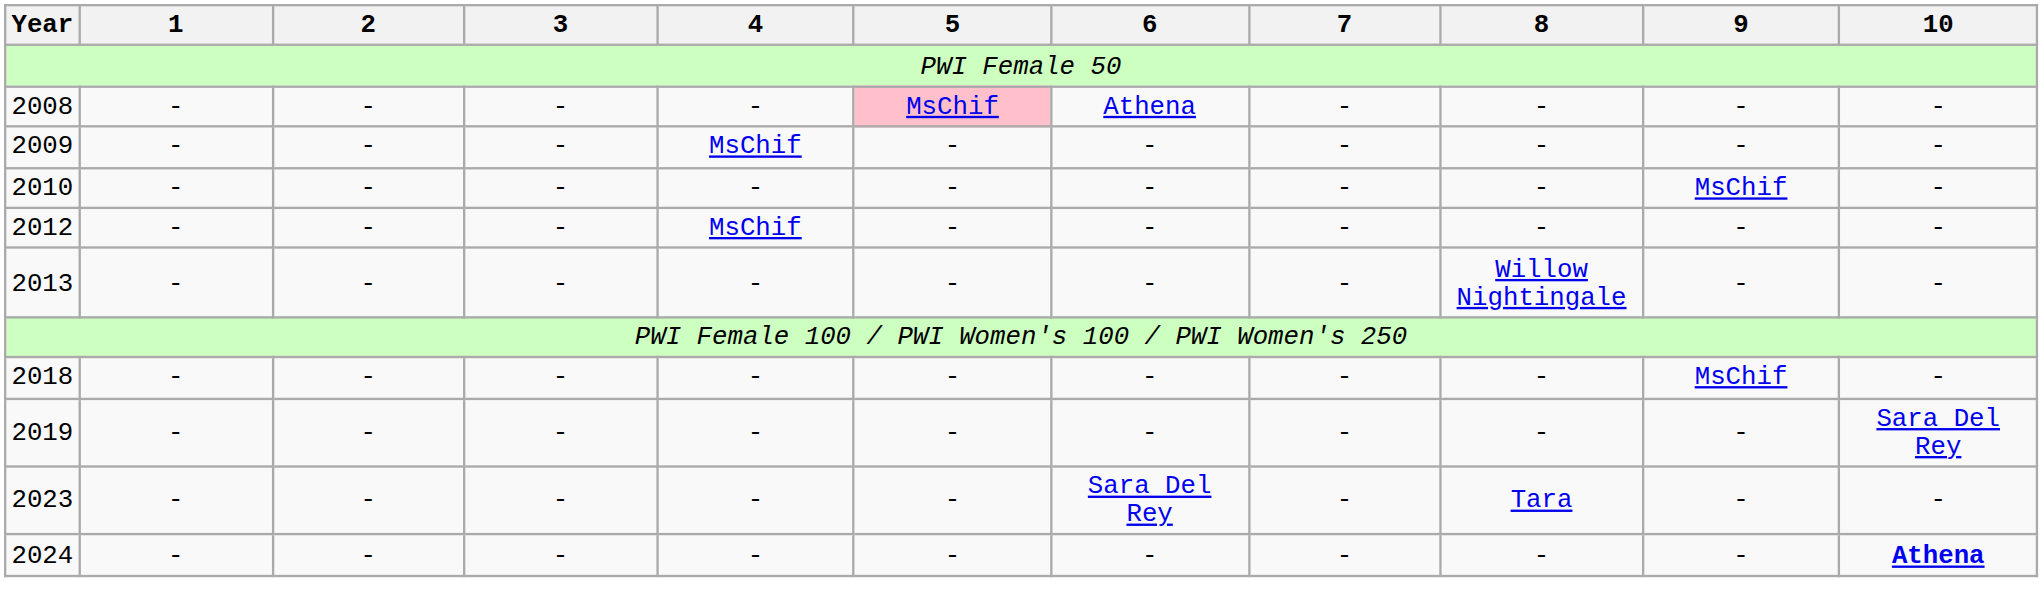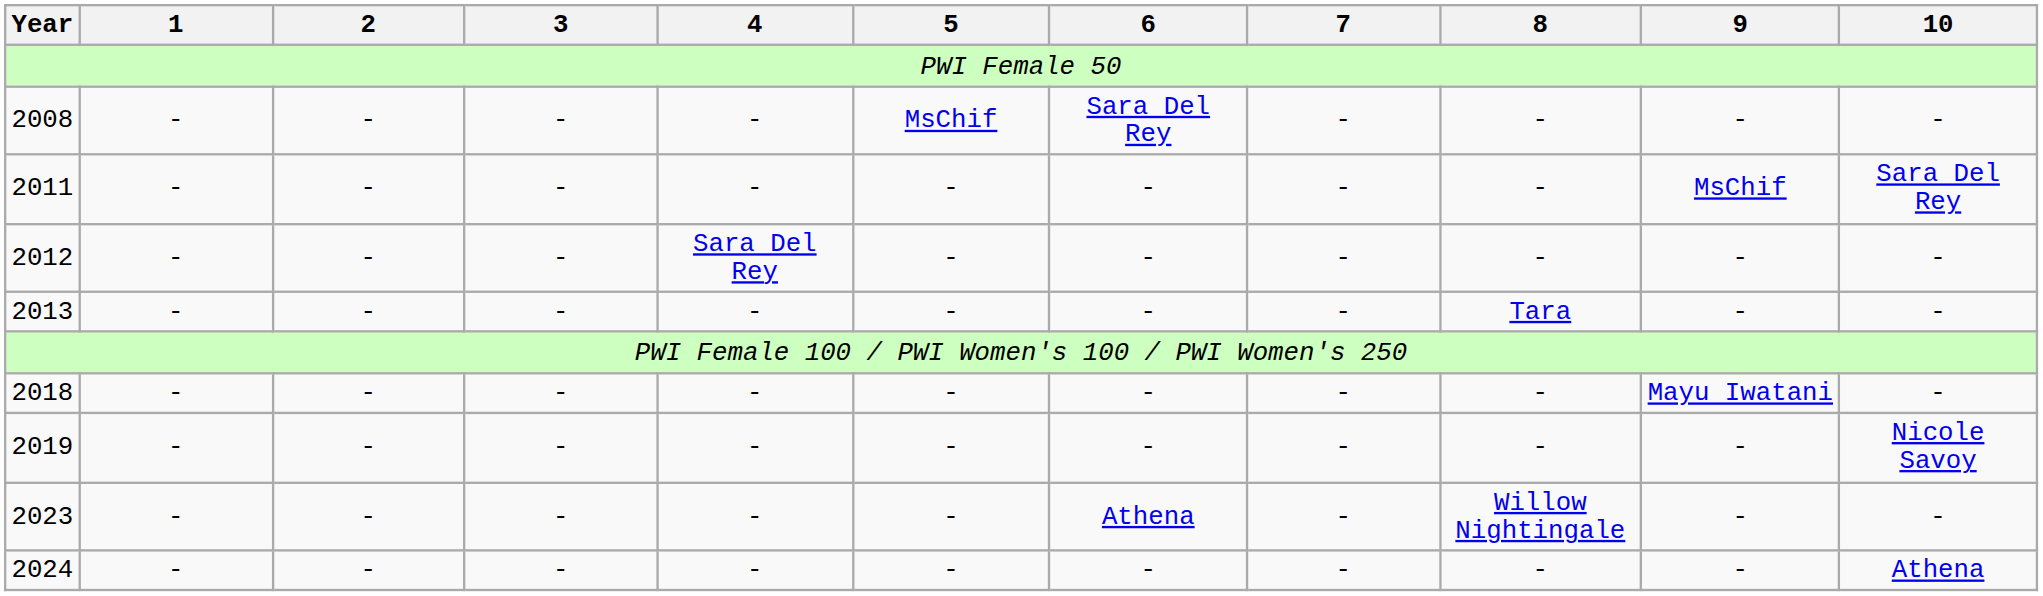(952, 107) pink background -> (951, 121) no background
(1150, 107) Athena -> (1148, 121) Sara Del Rey
- row: (42, 147)
- row: (42, 188)
+ row: (42, 189)
(755, 228) MsChif -> (755, 258) Sara Del Rey
(1542, 283) Willow Nightingale -> (1540, 312) Tara
(1741, 378) MsChif -> (1740, 393) Mayu Iwatani
(1938, 432) Sara Del Rey -> (1938, 448) Nicole Savoy
(1150, 501) Sara Del Rey -> (1148, 516) Athena
(1542, 501) Tara -> (1540, 516) Willow Nightingale
(1938, 555) bold -> (1938, 571) normal
